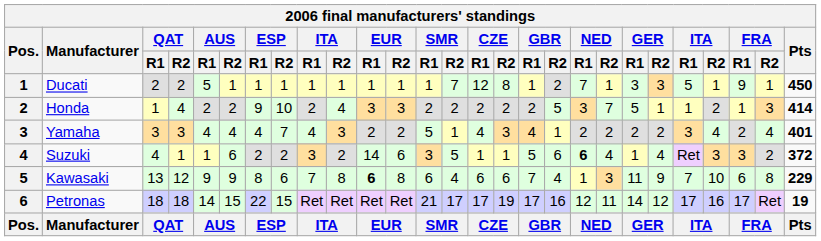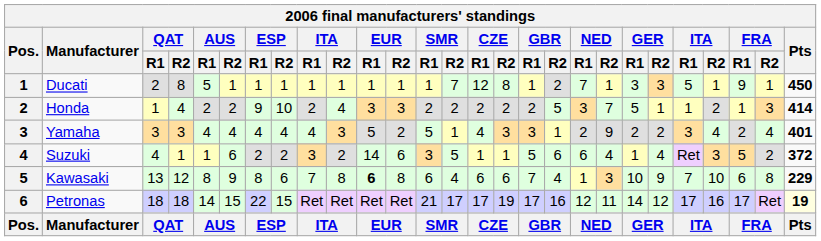(181, 85) 2 -> (181, 85) 8
(284, 131) 7 -> (284, 131) 4
(371, 131) 2 -> (371, 131) 5
(532, 131) 4 -> (532, 131) 3
(609, 131) 2 -> (609, 131) 9
(583, 155) bold -> (583, 155) normal
(742, 155) 3 -> (742, 155) 5
(207, 178) 9 -> (207, 178) 8
(635, 178) 11 -> (635, 178) 10
(800, 201) no background -> (800, 201) lightyellow background
